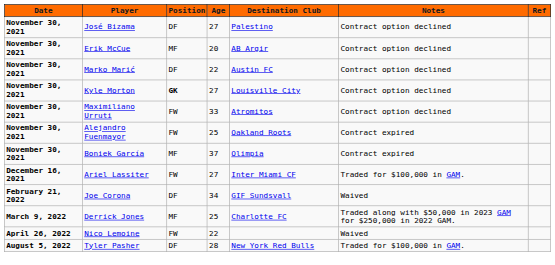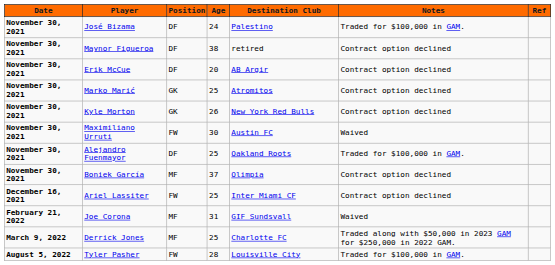(214, 28) 27 -> (214, 28) 24
(396, 28) Contract option declined -> (403, 28) Traded for $100,000 in GAM.
+ row: (119, 49)
(173, 49) MF -> (173, 70) DF
(173, 70) DF -> (173, 91) GK
(214, 70) 22 -> (214, 91) 25
(252, 70) Austin FC -> (252, 91) Atromitos
(173, 91) bold -> (173, 112) normal
(214, 91) 27 -> (214, 112) 26
(266, 91) Louisville City -> (273, 112) New York Red Bulls
(214, 112) 33 -> (214, 133) 30
(252, 112) Atromitos -> (252, 133) Austin FC
(396, 112) Contract option declined -> (354, 133) Waived
(173, 133) FW -> (173, 154) DF
(377, 133) Contract expired -> (403, 154) Traded for $100,000 in GAM.
(377, 154) Contract expired -> (396, 175) Contract option declined
(214, 175) 27 -> (214, 196) 25
(403, 175) Traded for $100,000 in GAM. -> (396, 196) Contract option declined
(173, 196) DF -> (173, 217) MF
(214, 196) 34 -> (214, 217) 31
- row: (112, 234)
(173, 246) DF -> (173, 255) FW
(273, 246) New York Red Bulls -> (266, 255) Louisville City
